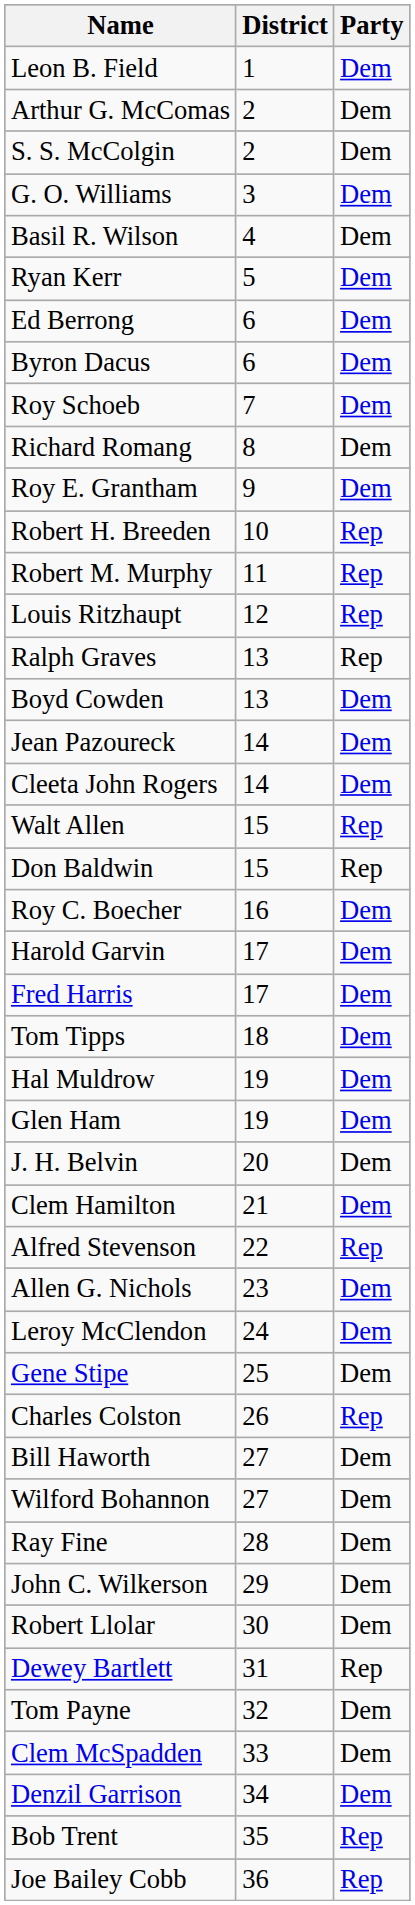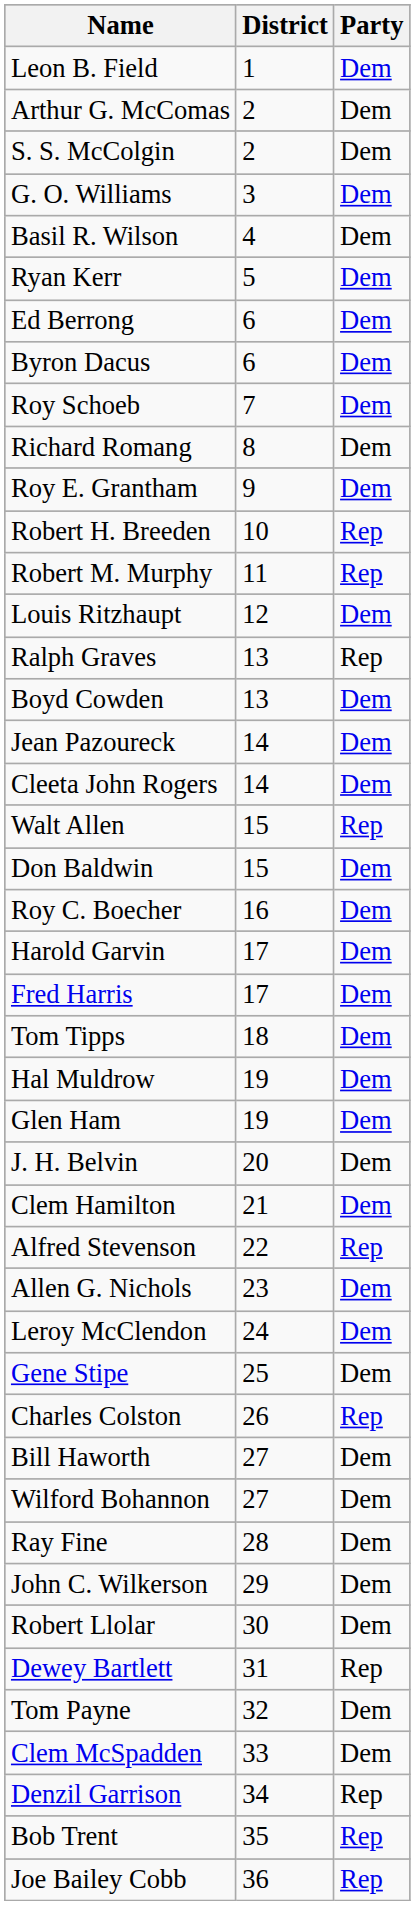(361, 615) Rep -> (366, 615) Dem
(361, 868) Rep -> (366, 868) Dem
(366, 1794) Dem -> (361, 1794) Rep
